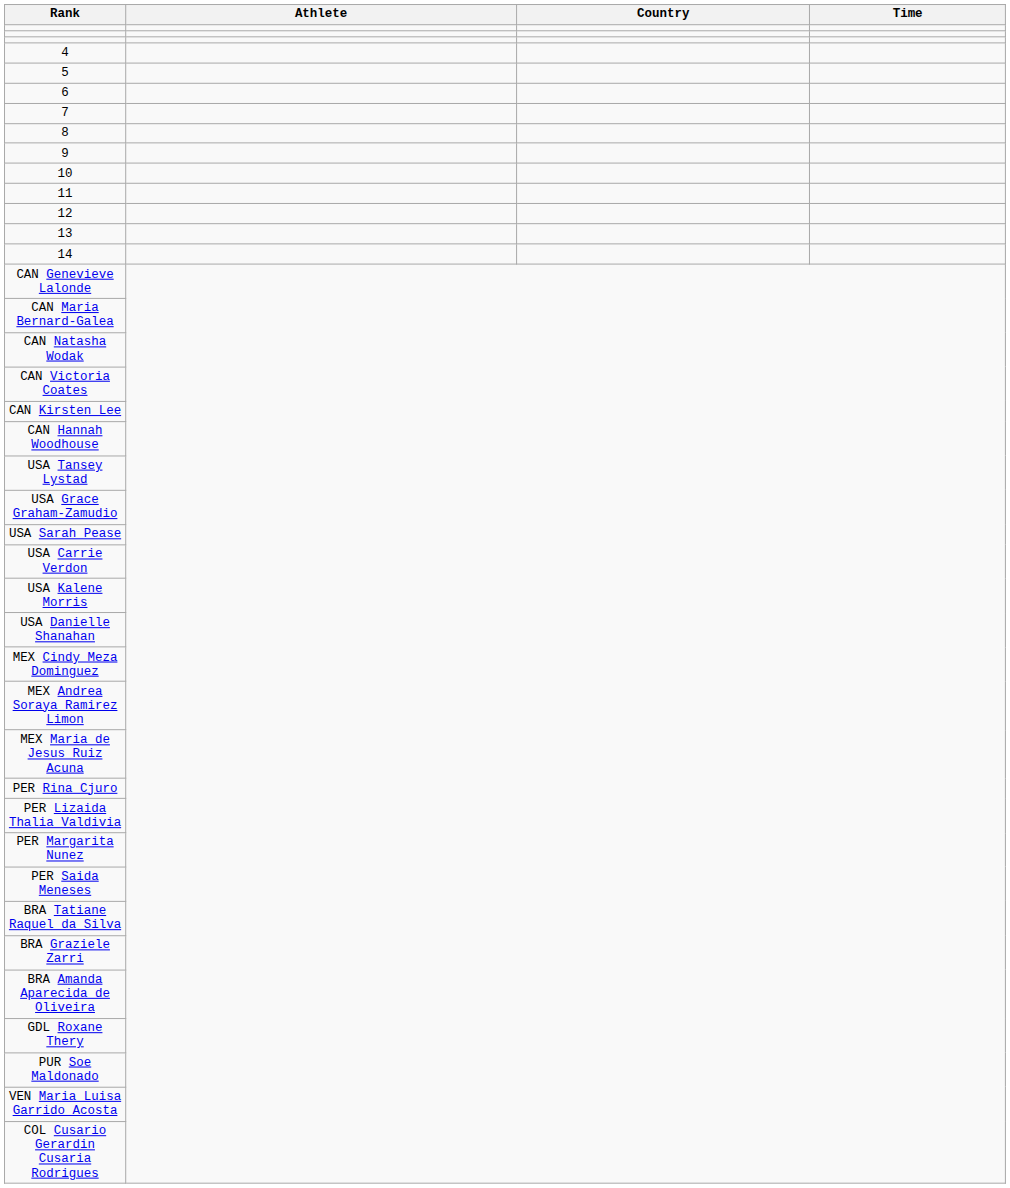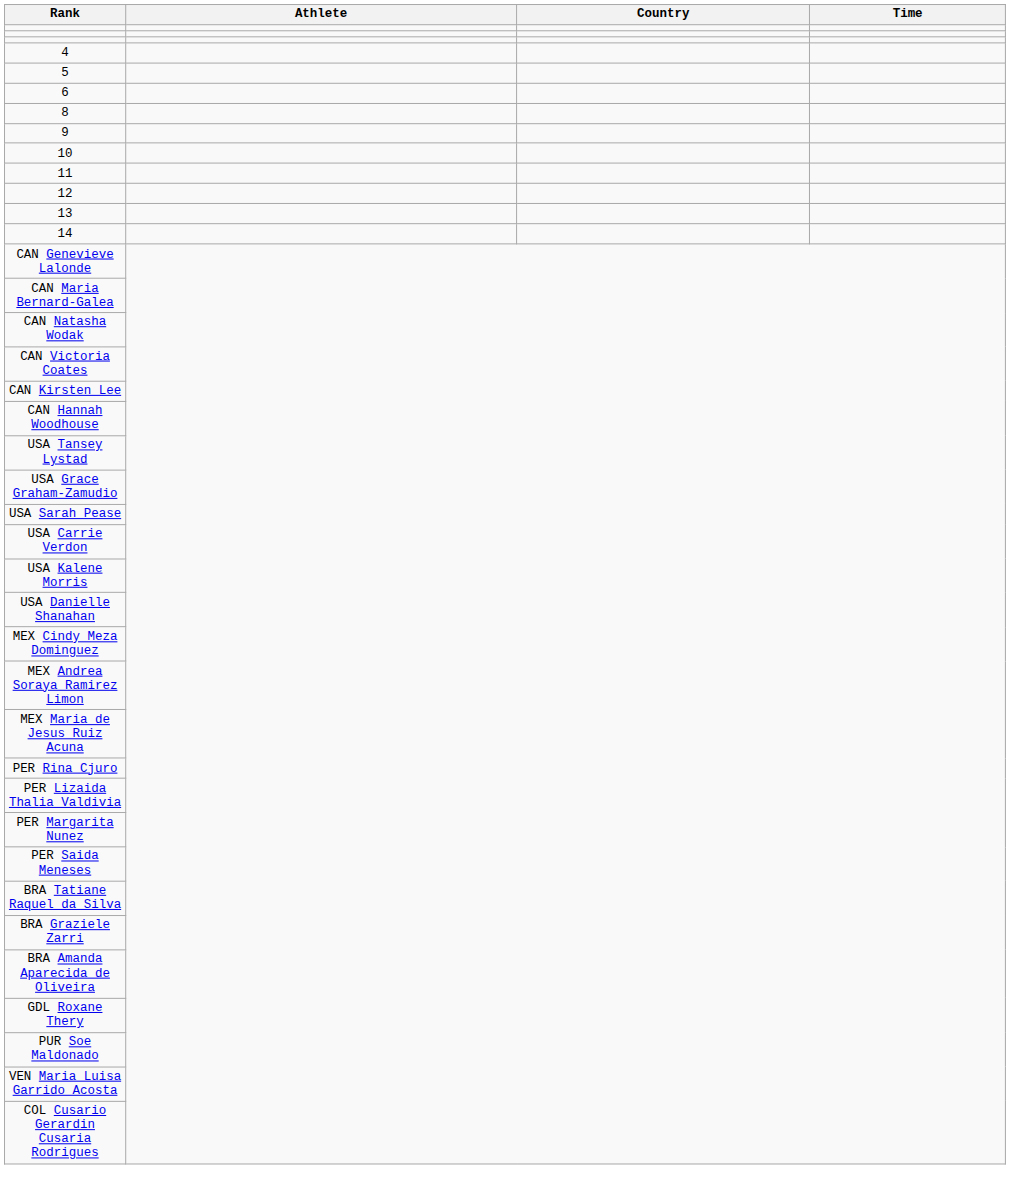- row: (65, 113)
